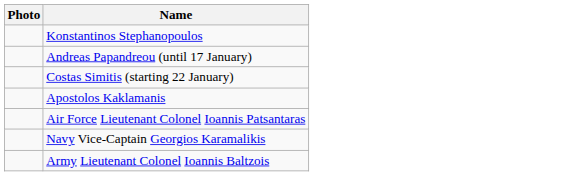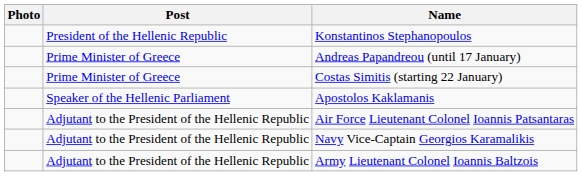+ column: (178, 14)
